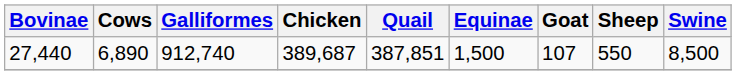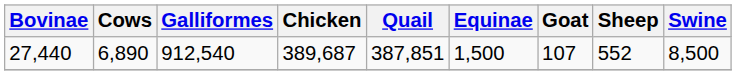(198, 53) 912,740 -> (198, 53) 912,540
(615, 53) 550 -> (615, 53) 552
